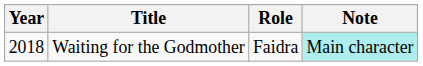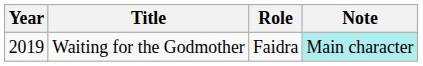(26, 46) 2018 -> (26, 46) 2019
